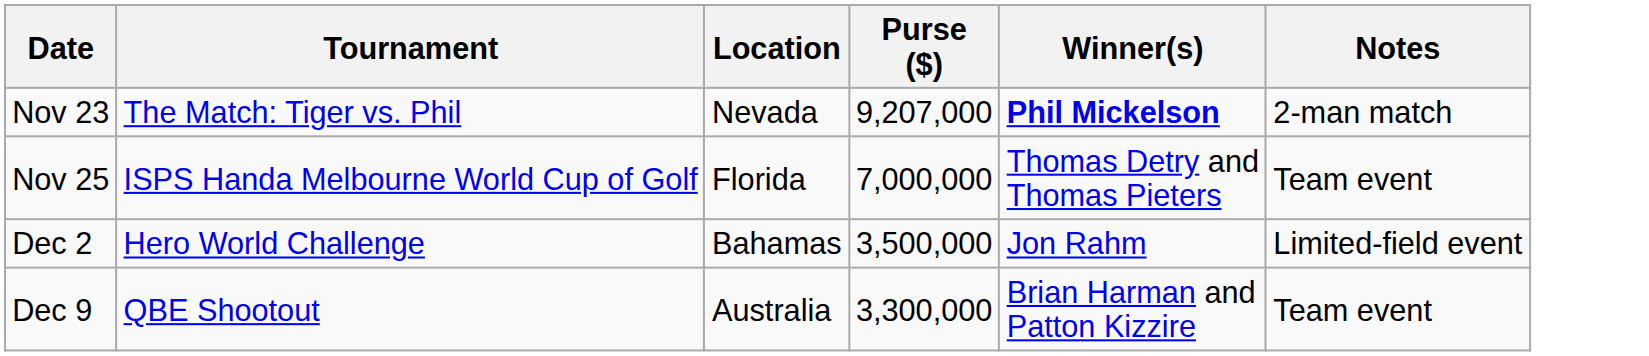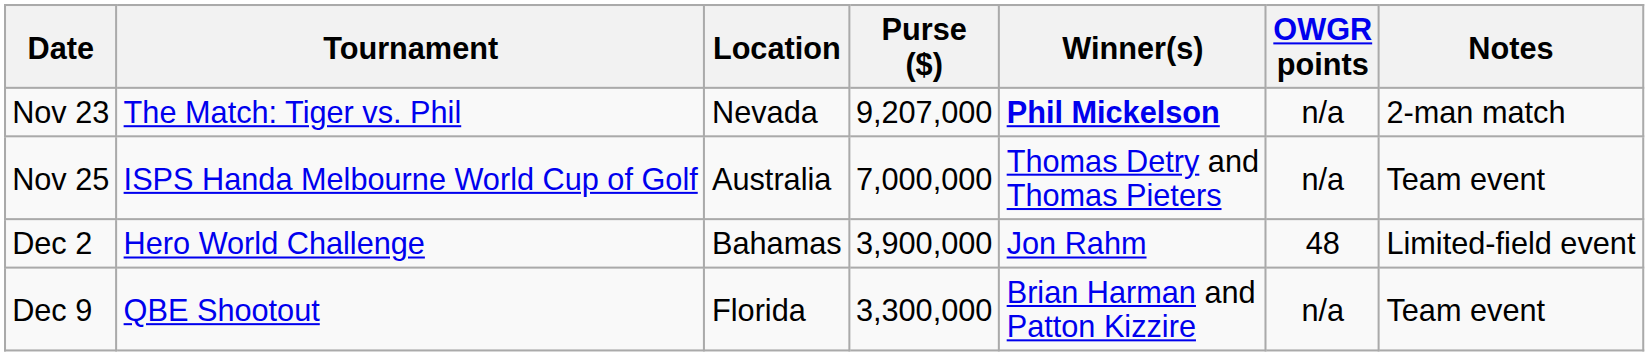+ column: (1323, 47)
(759, 178) Florida -> (772, 178) Australia
(924, 244) 3,500,000 -> (924, 244) 3,900,000
(772, 310) Australia -> (759, 310) Florida
